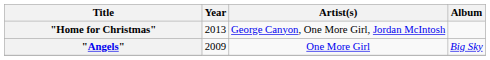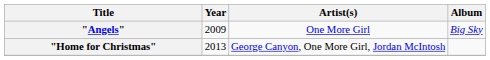rows swapped: (103, 47) <-> (103, 30)
